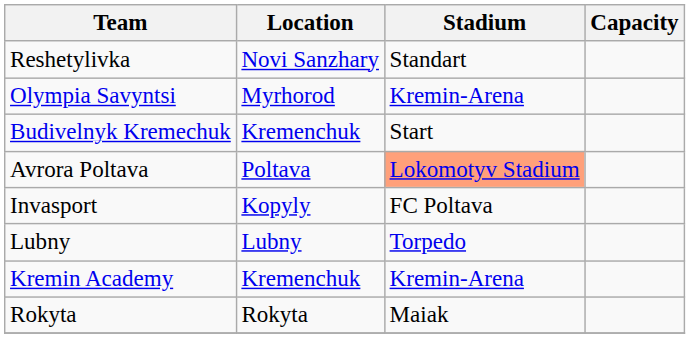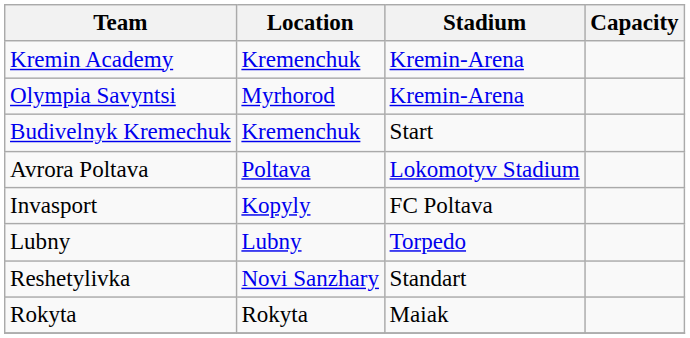rows swapped: (92, 278) <-> (70, 59)
(485, 168) lightsalmon background -> (485, 168) no background
